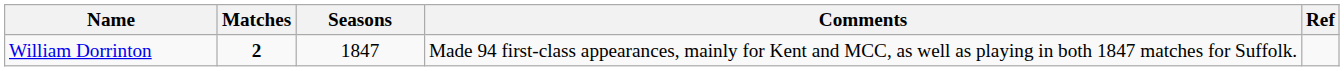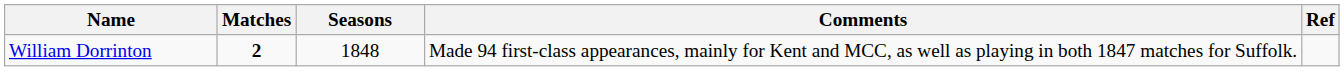(360, 50) 1847 -> (360, 50) 1848
